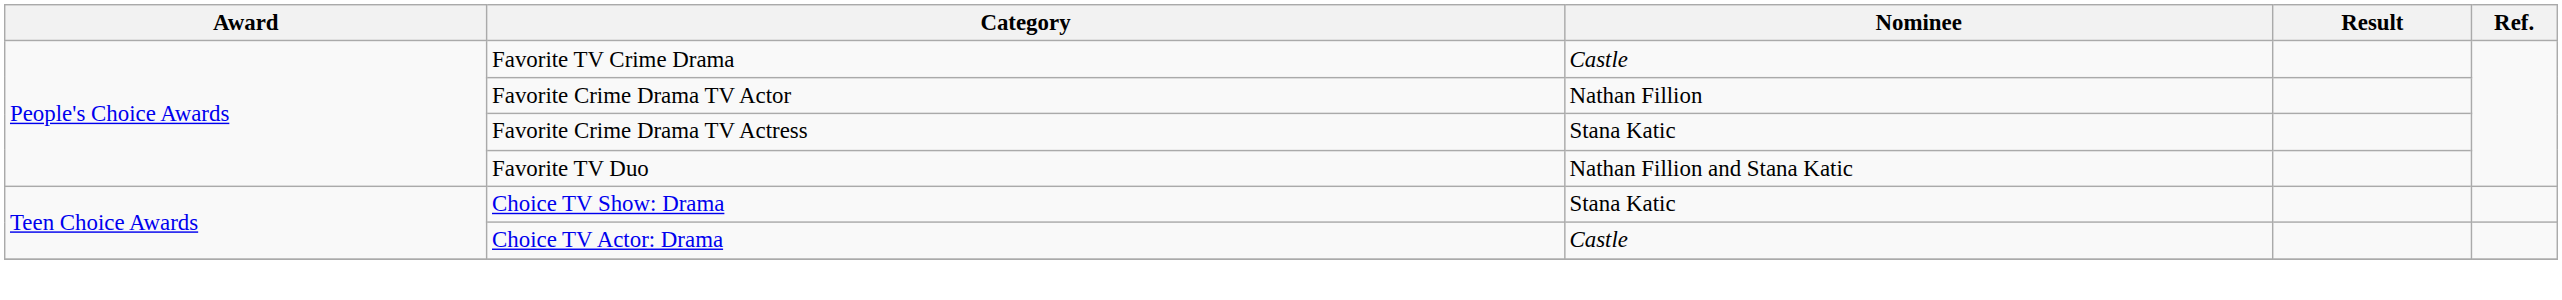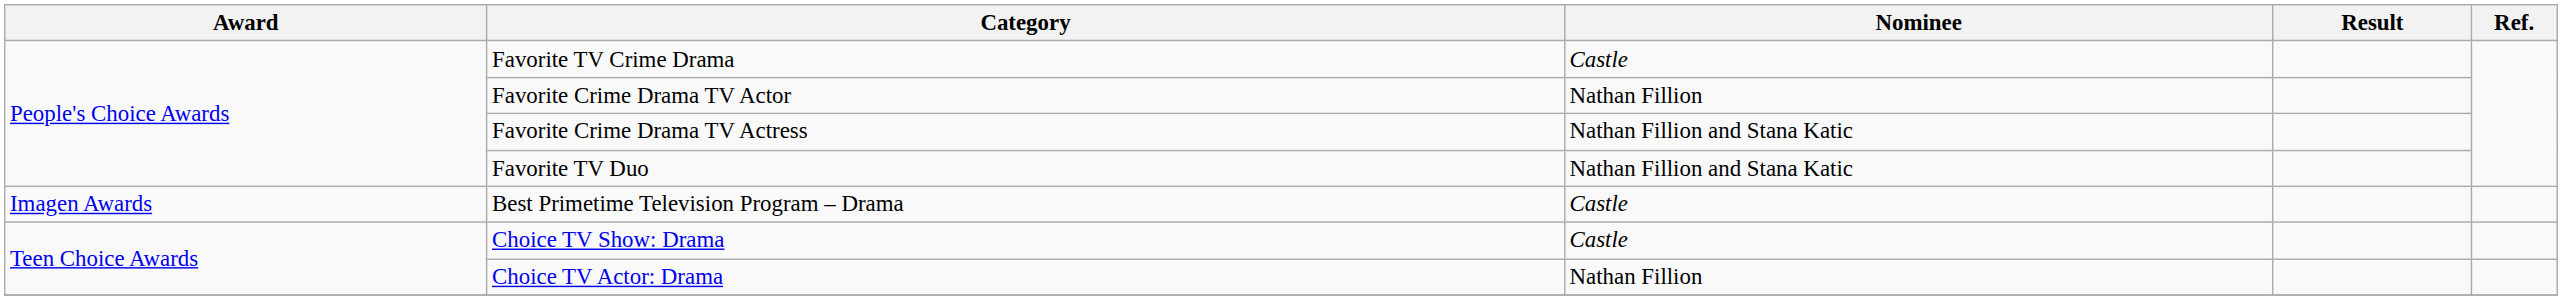(1623, 131) Stana Katic -> (1711, 131) Nathan Fillion and Stana Katic
+ row: (698, 204)
(1623, 204) Stana Katic -> (1599, 240) Castle
(1599, 240) Castle -> (1636, 276) Nathan Fillion
